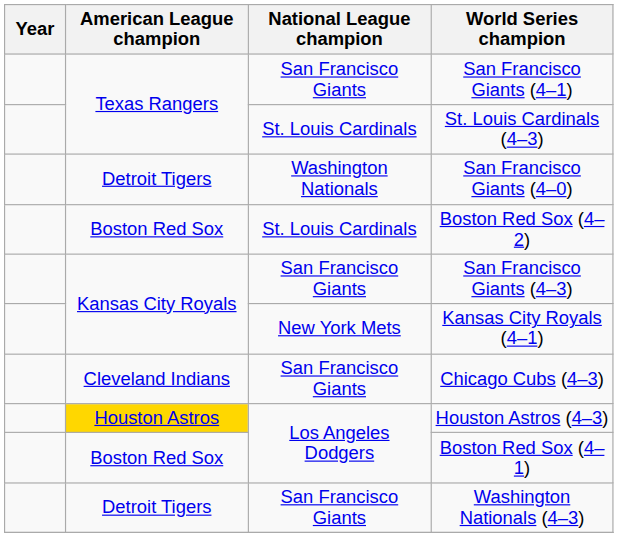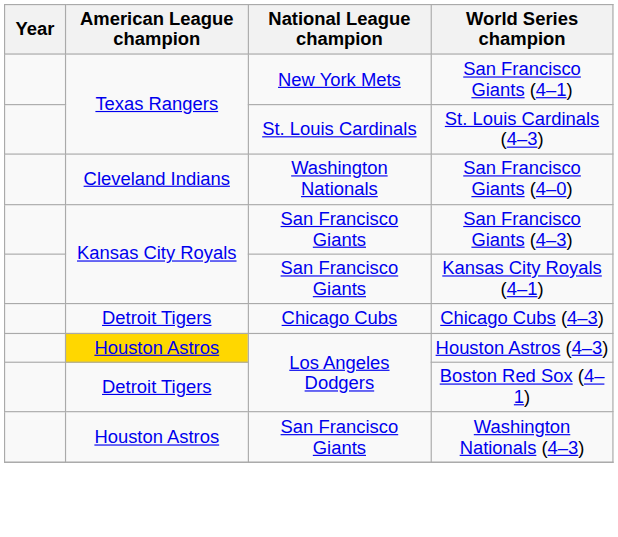(339, 79) San Francisco Giants -> (339, 79) New York Mets
(157, 179) Detroit Tigers -> (157, 179) Cleveland Indians
- row: (522, 228)
(339, 328) New York Mets -> (339, 278) San Francisco Giants
(157, 378) Cleveland Indians -> (157, 318) Detroit Tigers
(339, 378) San Francisco Giants -> (339, 318) Chicago Cubs
(157, 457) Boston Red Sox -> (157, 387) Detroit Tigers
(157, 507) Detroit Tigers -> (157, 436) Houston Astros
